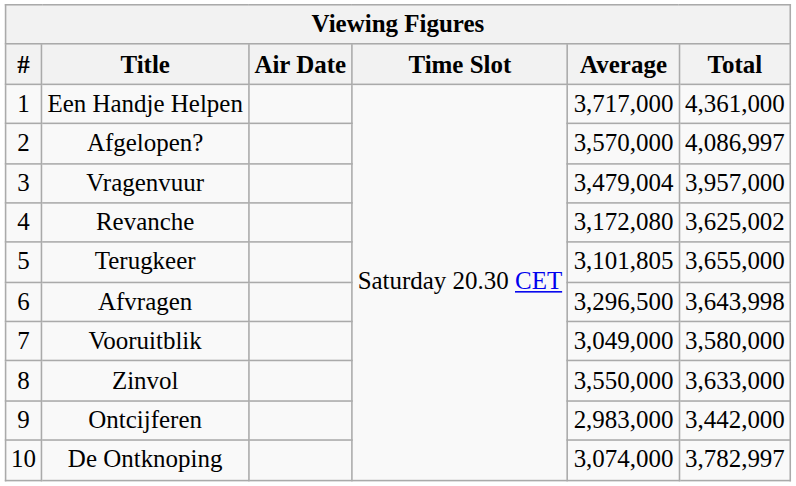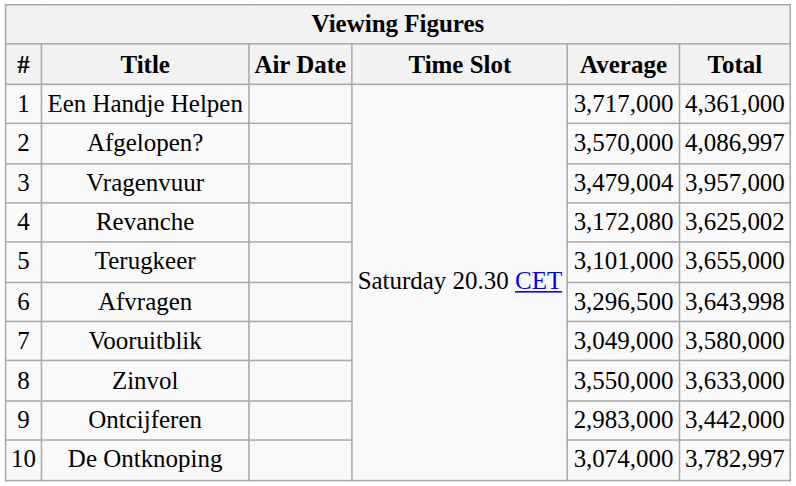(624, 261) 3,101,805 -> (624, 261) 3,101,000
